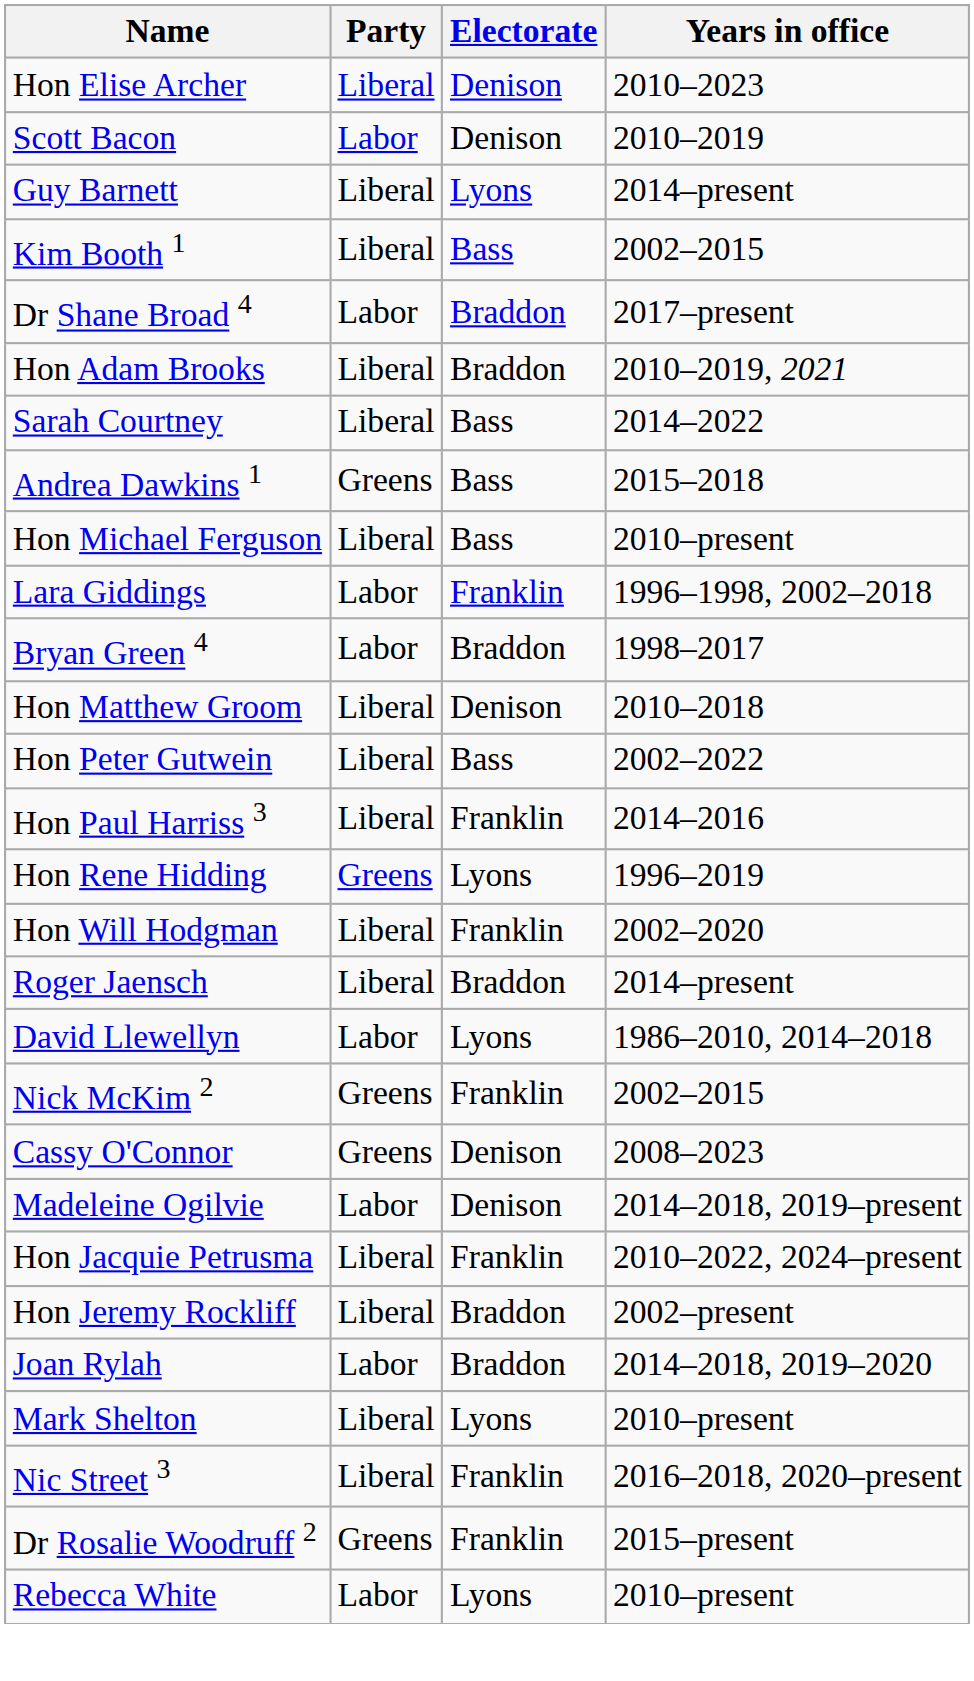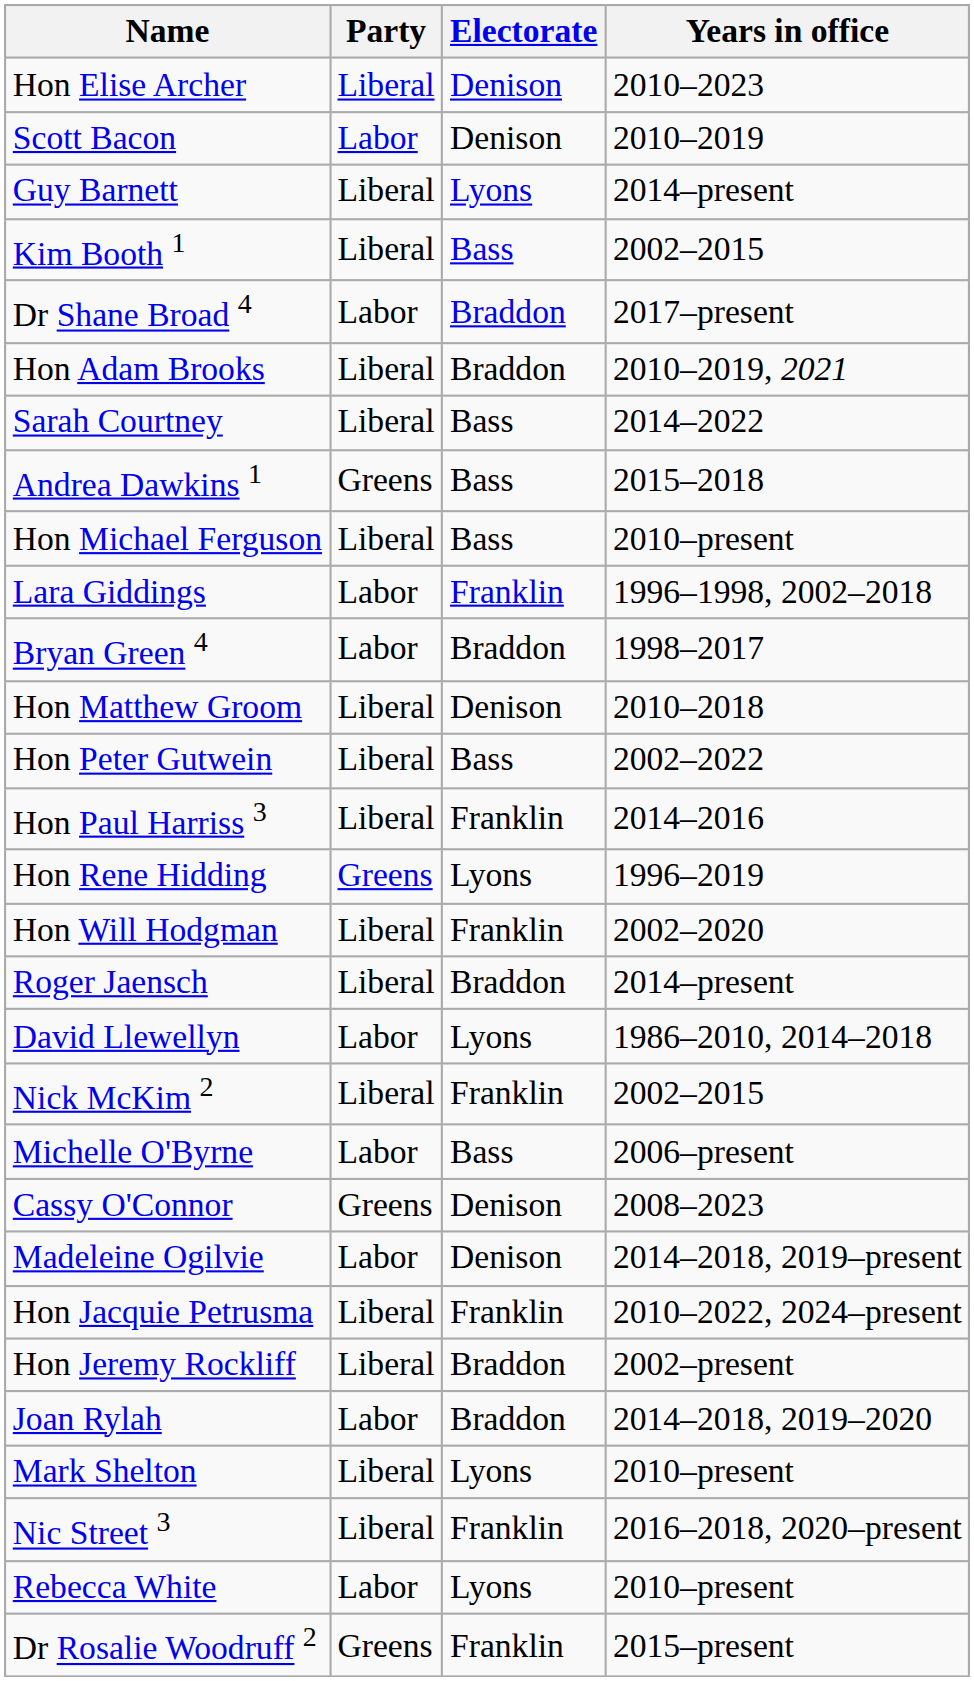(385, 1093) Greens -> (386, 1093) Liberal
+ row: (133, 1151)
rows swapped: (115, 1595) <-> (165, 1538)
